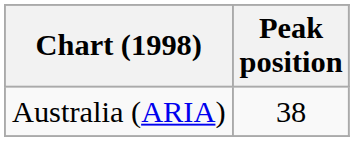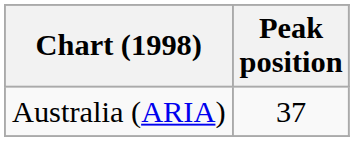(291, 111) 38 -> (291, 111) 37
